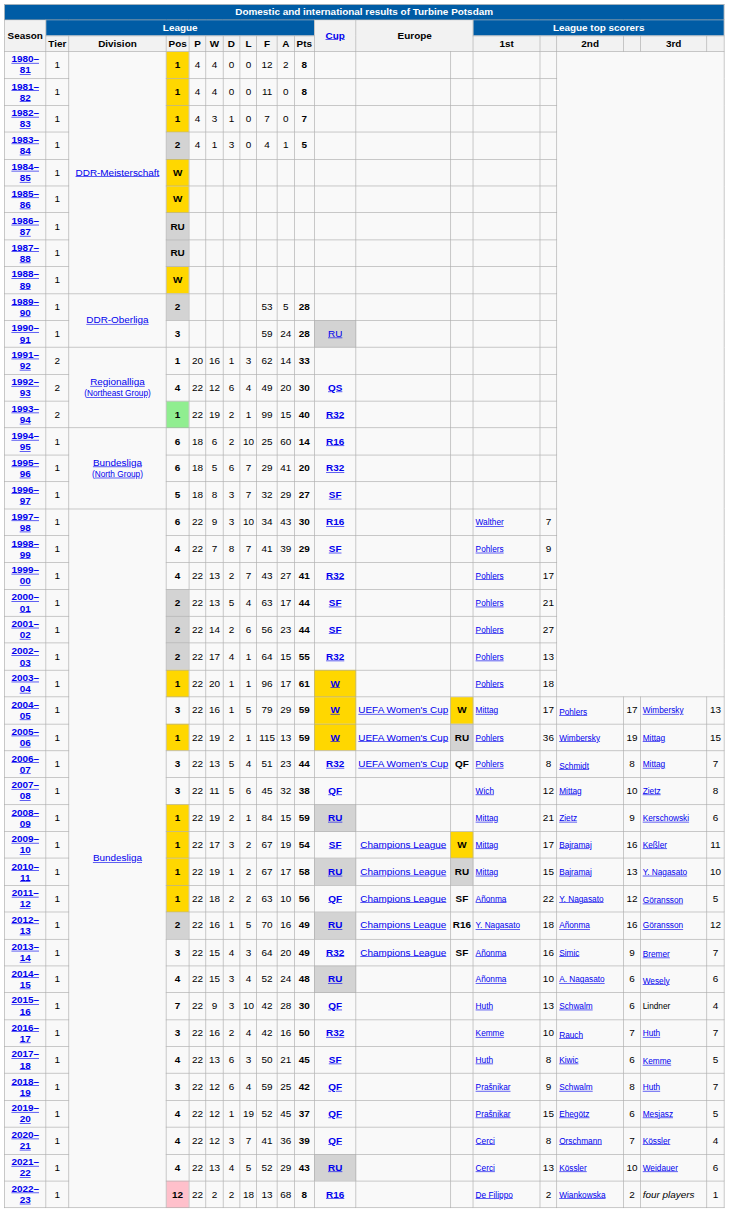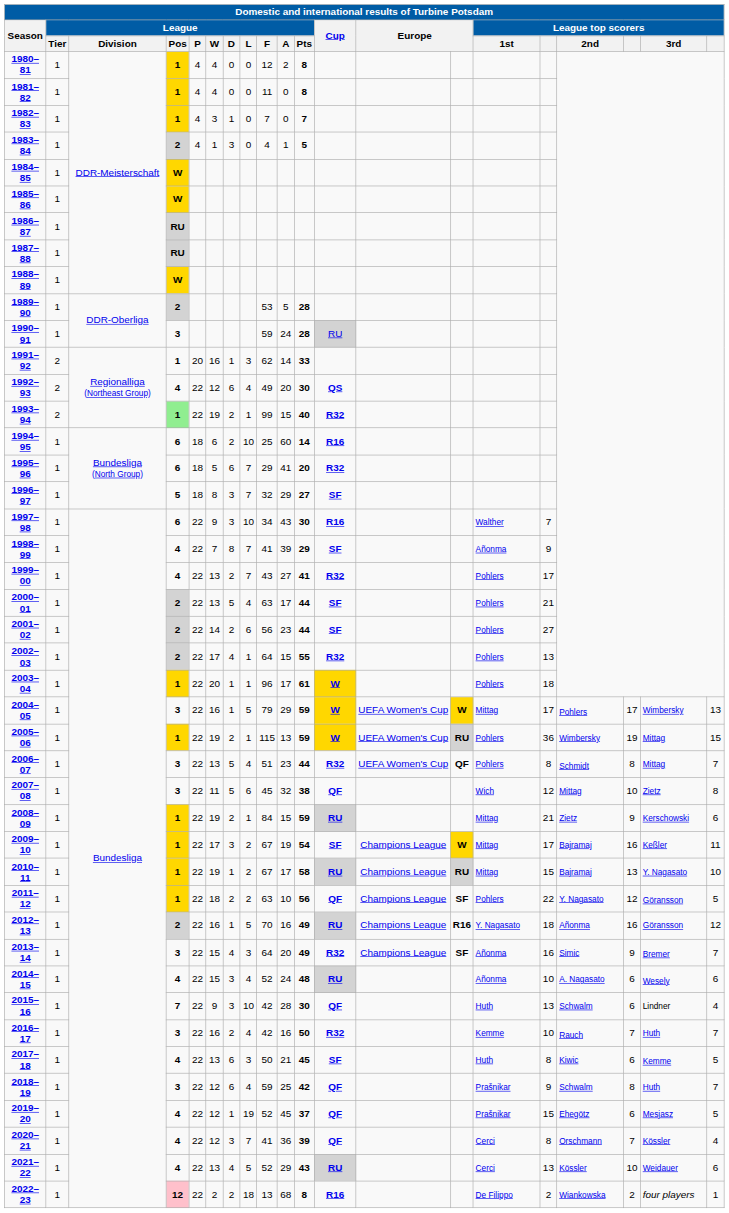(490, 549) Pohlers -> (491, 549) Añonma
(491, 899) Añonma -> (490, 899) Pohlers
